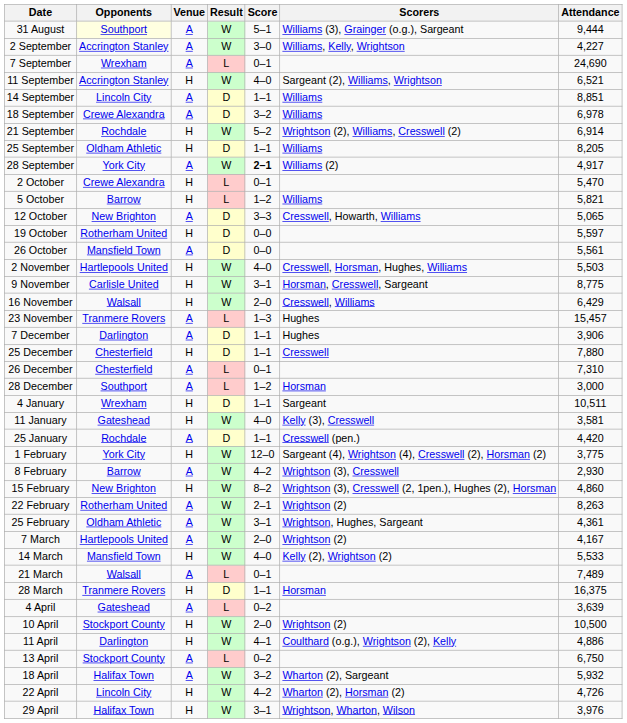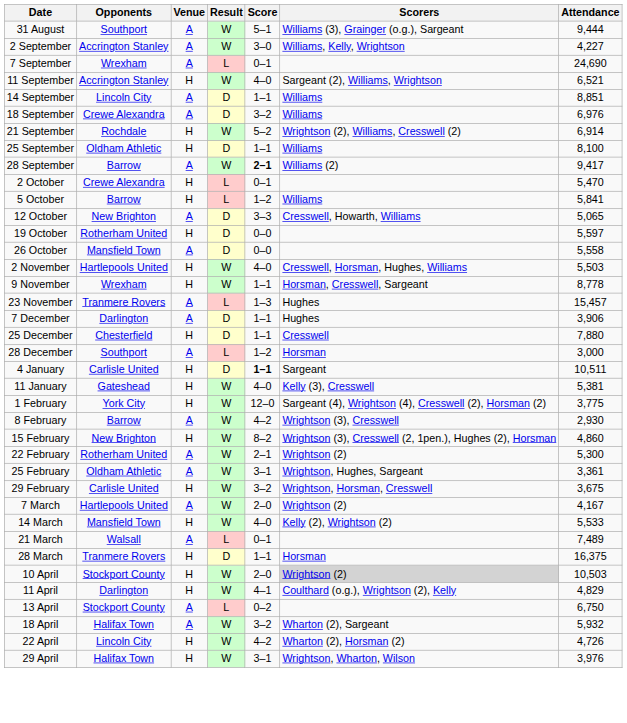(124, 30) lightyellow background -> (124, 30) no background
(590, 115) 6,978 -> (590, 115) 6,976
(590, 149) 8,205 -> (590, 149) 8,100
(124, 166) York City -> (124, 166) Barrow
(590, 166) 4,917 -> (590, 166) 9,417
(590, 200) 5,821 -> (590, 200) 5,841
(590, 251) 5,561 -> (590, 251) 5,558
(124, 285) Carlisle United -> (124, 285) Wrexham
(263, 285) 3–1 -> (263, 285) 1–1
(590, 285) 8,775 -> (590, 285) 8,778
- row: (40, 302)
- row: (40, 370)
(124, 404) Wrexham -> (124, 370) Carlisle United
(263, 404) normal -> (263, 370) bold
(590, 421) 3,581 -> (590, 387) 5,381
- row: (40, 438)
(590, 506) 8,263 -> (590, 455) 5,300
(590, 523) 4,361 -> (590, 472) 3,361
+ row: (40, 489)
- row: (40, 608)
(314, 625) no background -> (314, 574) lightgrey background
(590, 625) 10,500 -> (590, 574) 10,503
(590, 642) 4,886 -> (590, 591) 4,829
